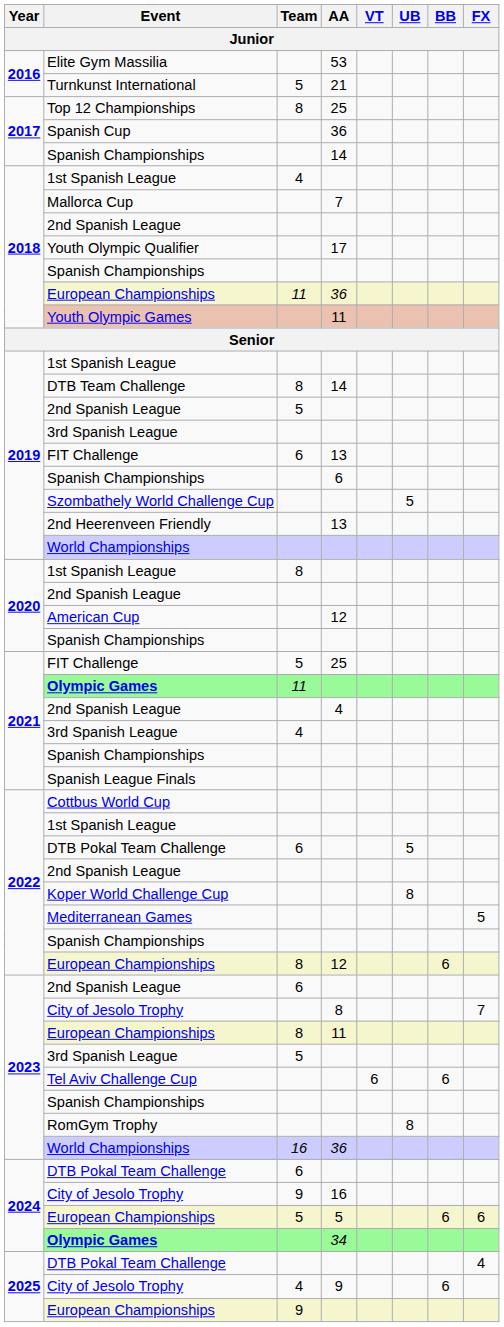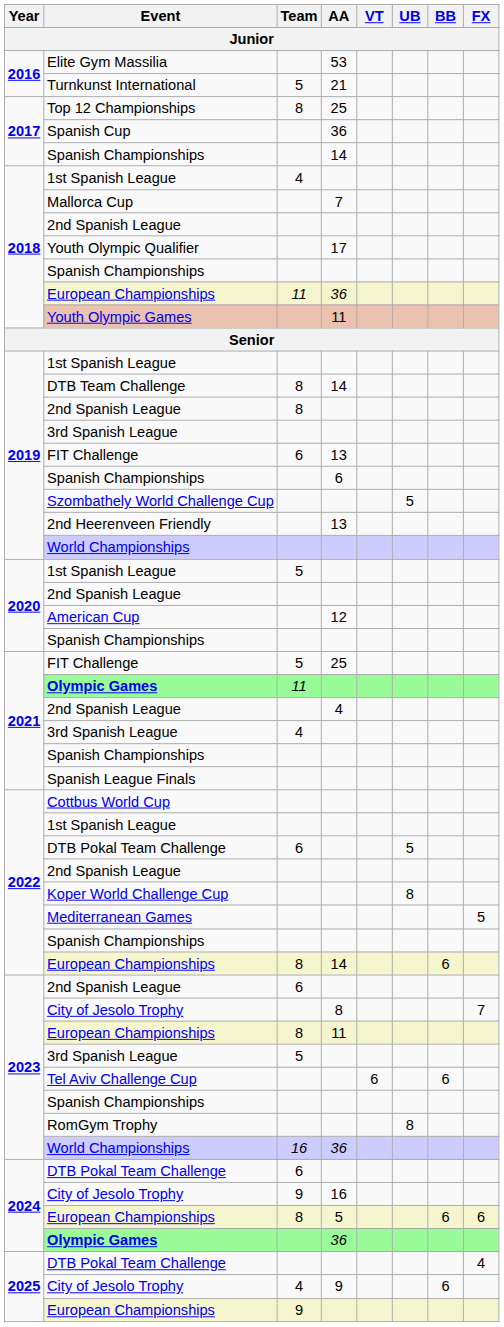(299, 409) 5 -> (299, 409) 8
(299, 571) 8 -> (299, 571) 5
(339, 963) 12 -> (339, 963) 14
(299, 1217) 5 -> (299, 1217) 8
(339, 1241) 34 -> (339, 1241) 36
